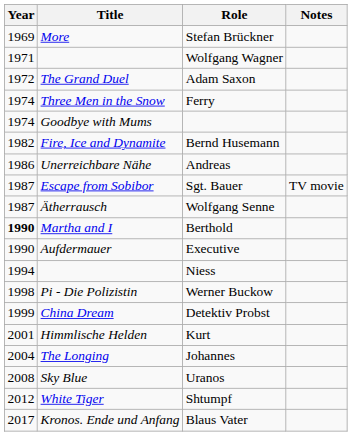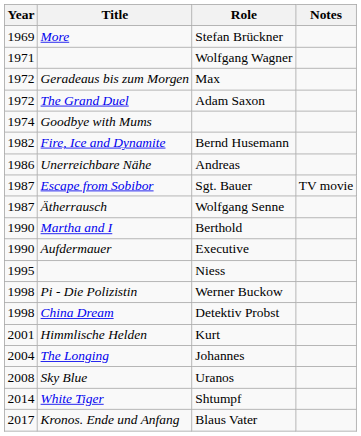+ row: (208, 79)
- row: (200, 100)
(21, 228) bold -> (21, 228) normal
(21, 270) 1994 -> (21, 270) 1995
(21, 313) 1999 -> (21, 313) 1998
(21, 398) 2012 -> (21, 398) 2014
